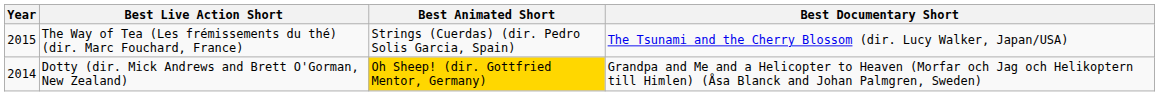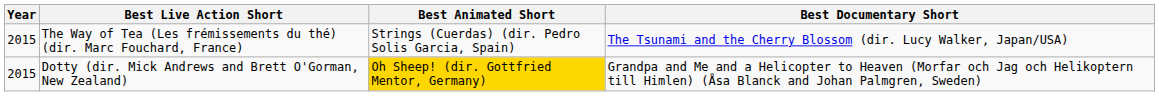(22, 74) 2014 -> (22, 74) 2015
